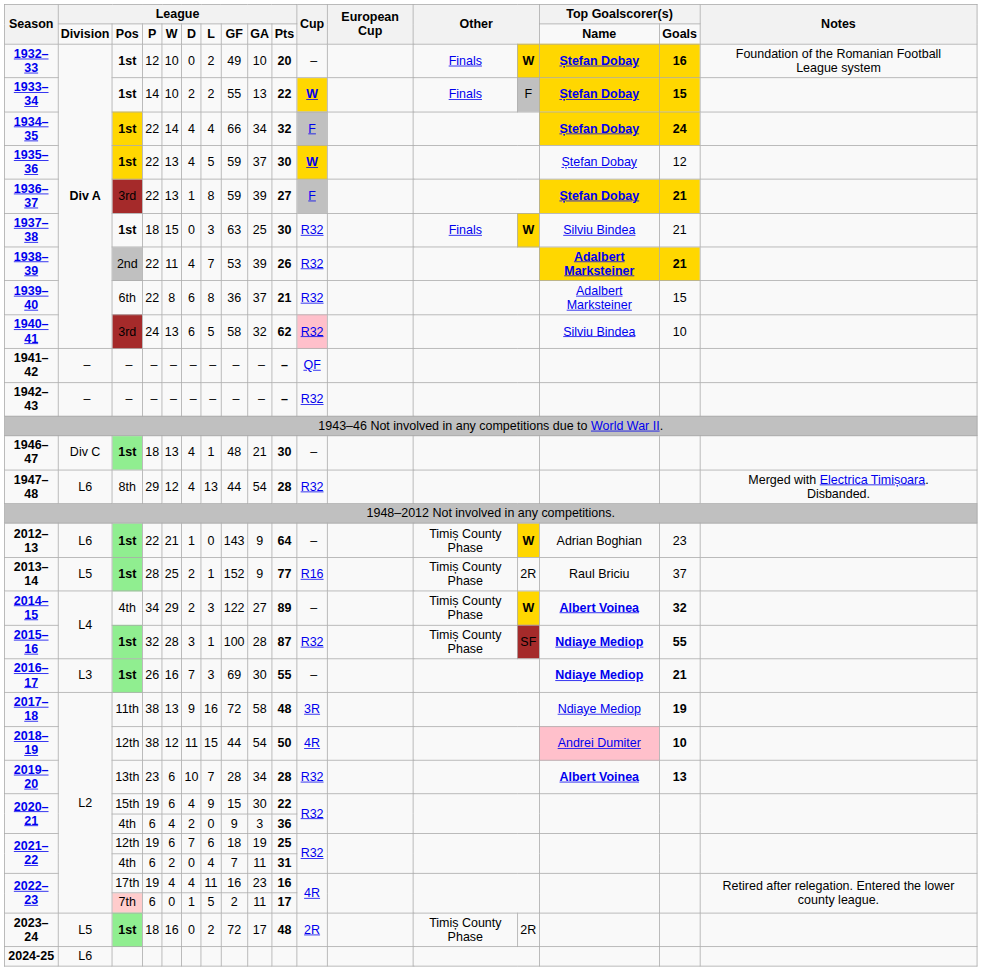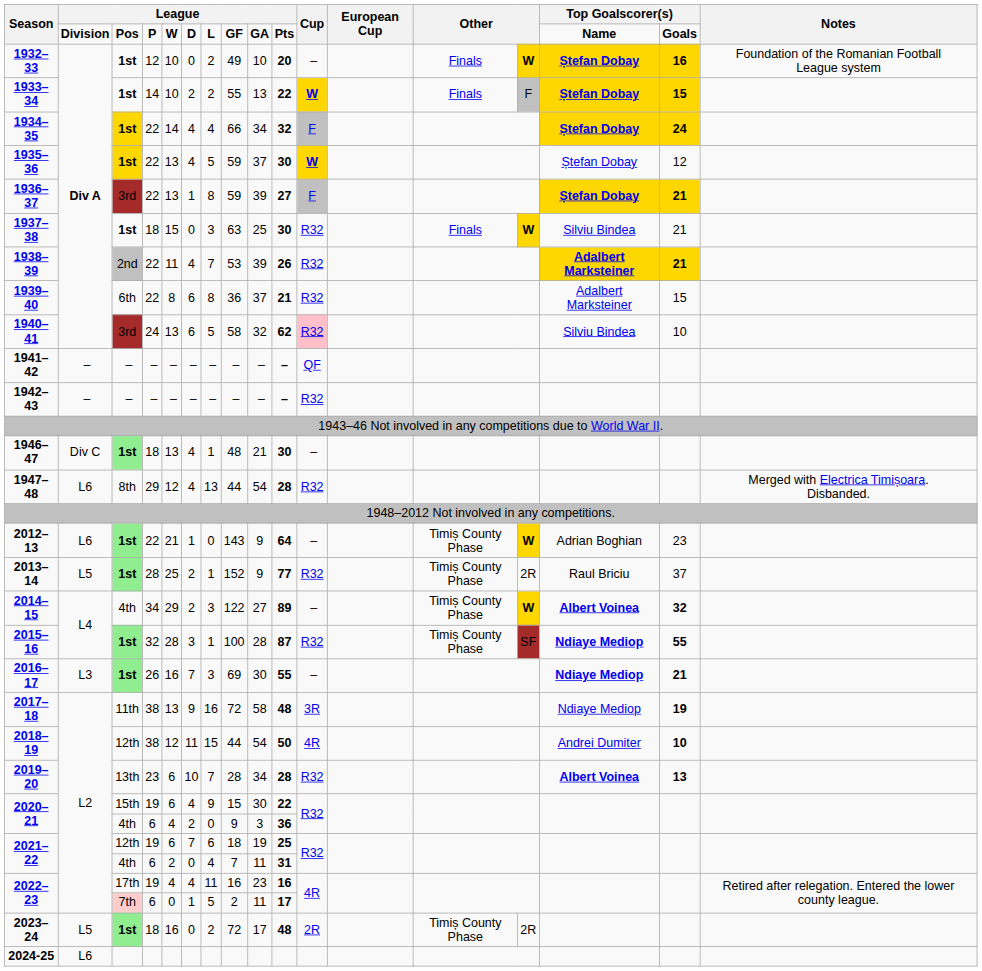(312, 574) R16 -> (312, 574) R32
(599, 743) pink background -> (599, 743) no background
